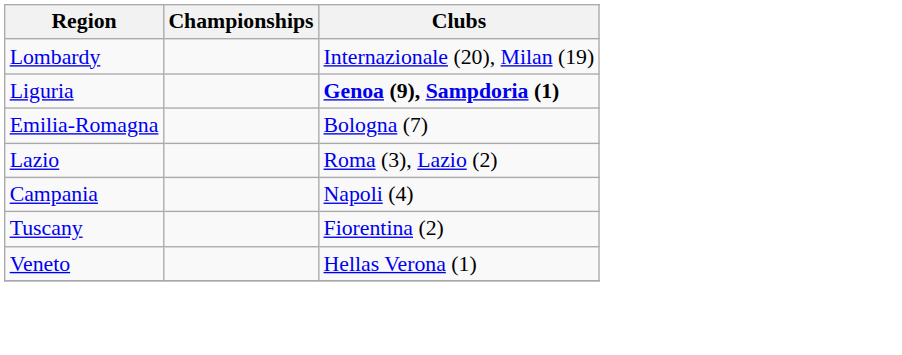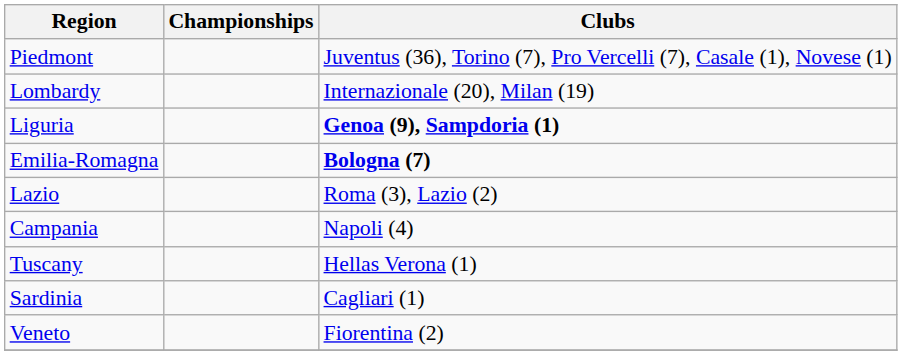+ row: (51, 56)
(376, 125) normal -> (377, 159) bold
(384, 228) Fiorentina (2) -> (400, 263) Hellas Verona (1)
+ row: (46, 297)
(400, 263) Hellas Verona (1) -> (384, 332) Fiorentina (2)
